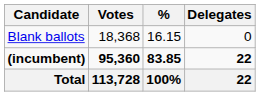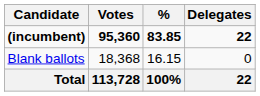rows swapped: (46, 58) <-> (46, 36)
